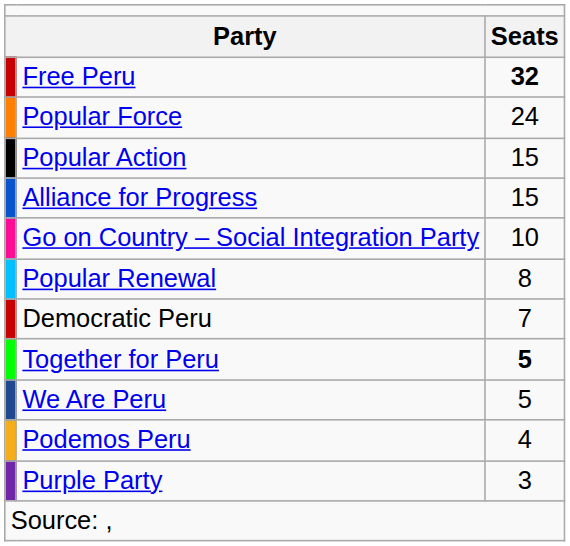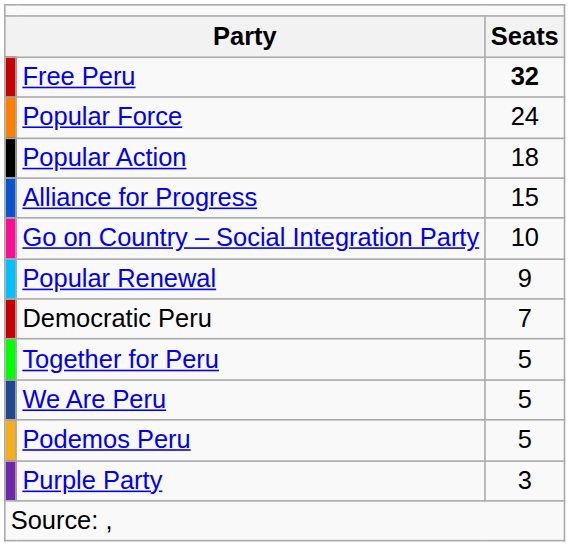(525, 157) 15 -> (525, 157) 18
(525, 278) 8 -> (525, 278) 9
(525, 359) bold -> (525, 359) normal
(525, 439) 4 -> (525, 439) 5
